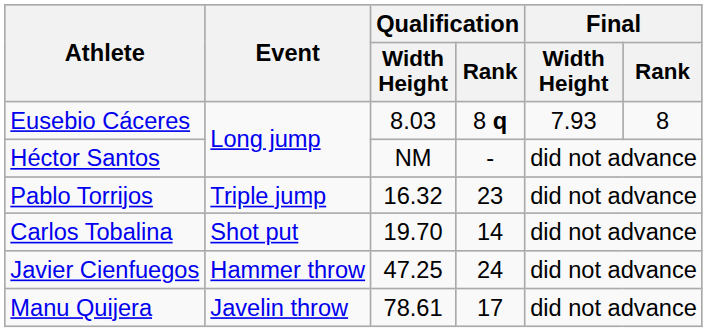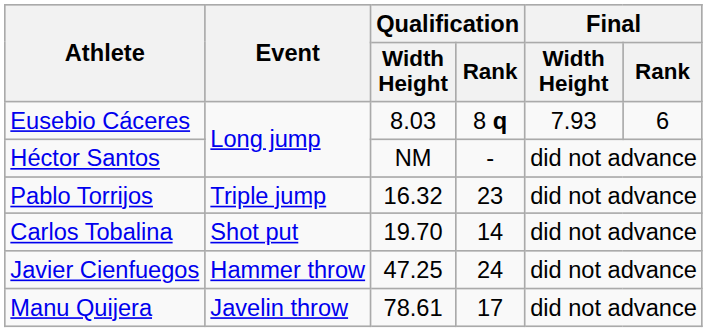(662, 121) 8 -> (662, 121) 6
